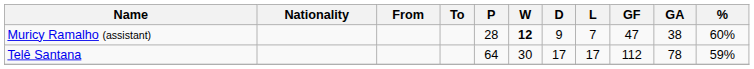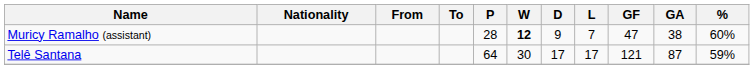(632, 55) 112 -> (631, 55) 121
(675, 55) 78 -> (675, 55) 87
